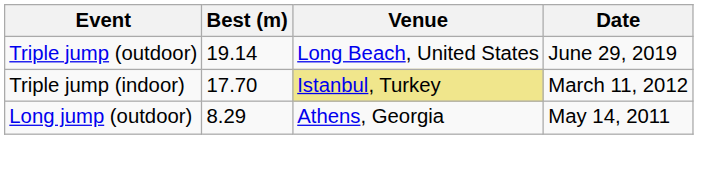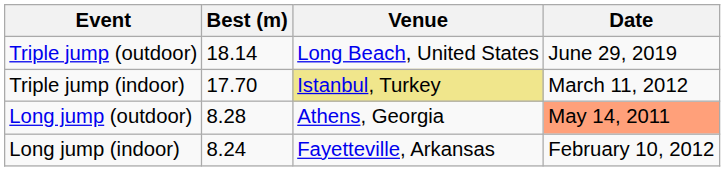(232, 52) 19.14 -> (232, 52) 18.14
(226, 117) 8.29 -> (226, 117) 8.28
(609, 117) no background -> (609, 117) lightsalmon background
+ row: (95, 149)
